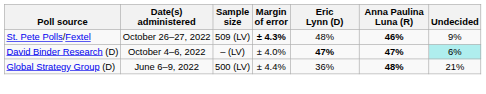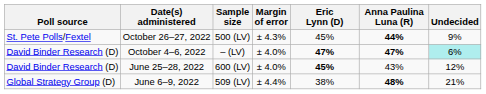(233, 37) 509 (LV) -> (233, 37) 500 (LV)
(271, 37) bold -> (271, 37) normal
(325, 37) 48% -> (325, 37) 45%
(394, 37) 46% -> (394, 37) 44%
+ row: (167, 67)
(233, 67) 500 (LV) -> (233, 82) 509 (LV)
(325, 67) 36% -> (325, 82) 38%
